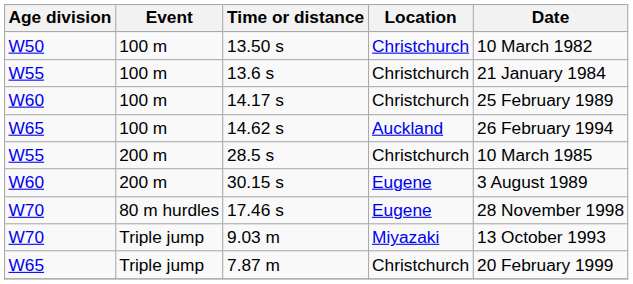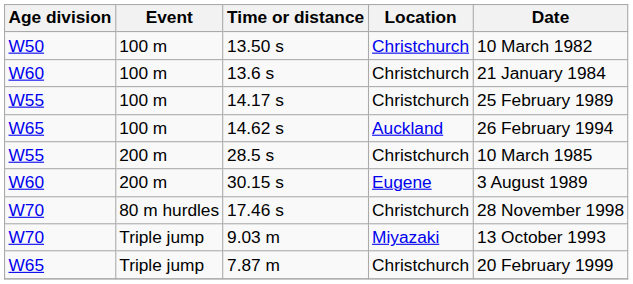(26, 73) W55 -> (26, 73) W60
(26, 100) W60 -> (26, 100) W55
(402, 210) Eugene -> (421, 210) Christchurch
